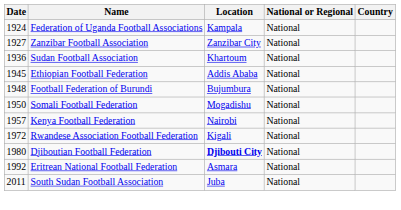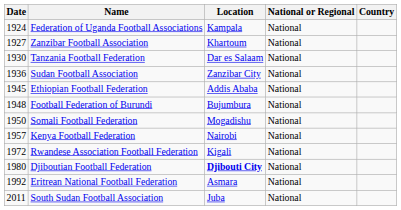(234, 43) Zanzibar City -> (227, 43) Khartoum
+ row: (88, 58)
(227, 58) Khartoum -> (234, 74) Zanzibar City
